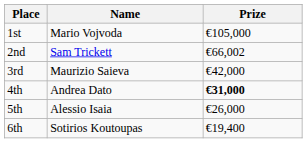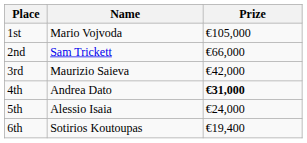(225, 52) €66,002 -> (225, 52) €66,000
(225, 109) €26,000 -> (225, 109) €24,000
